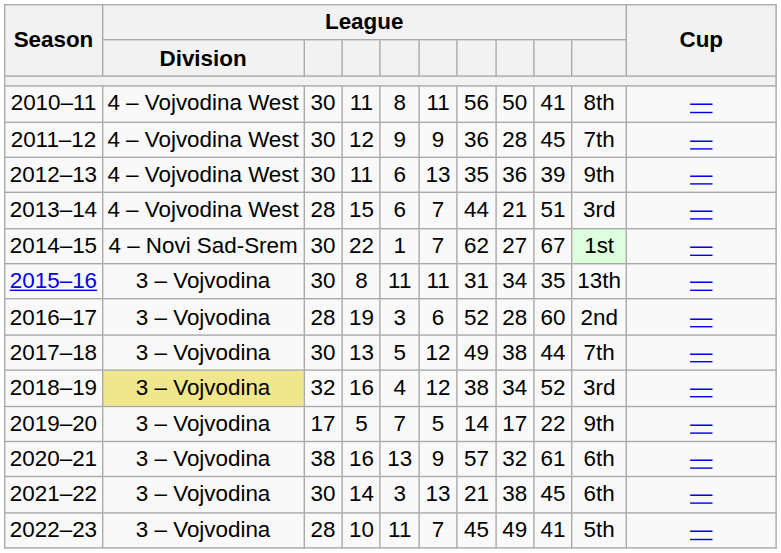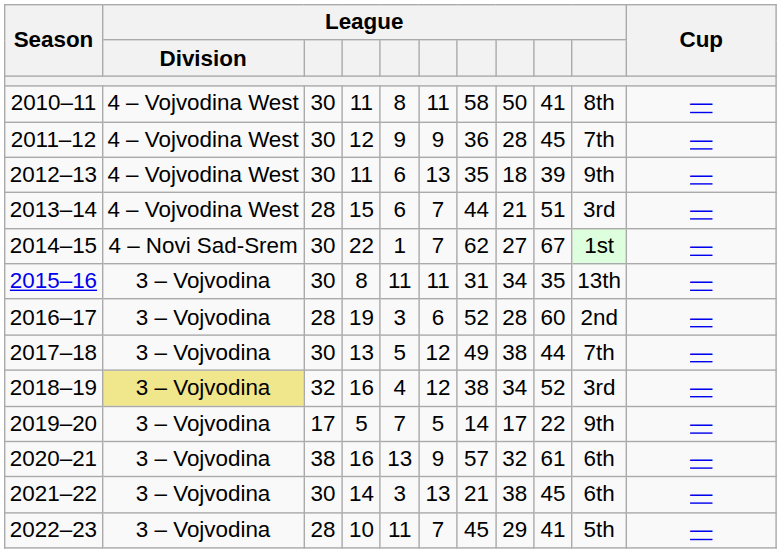(476, 103) 56 -> (476, 103) 58
(515, 174) 36 -> (515, 174) 18
(515, 529) 49 -> (515, 529) 29
